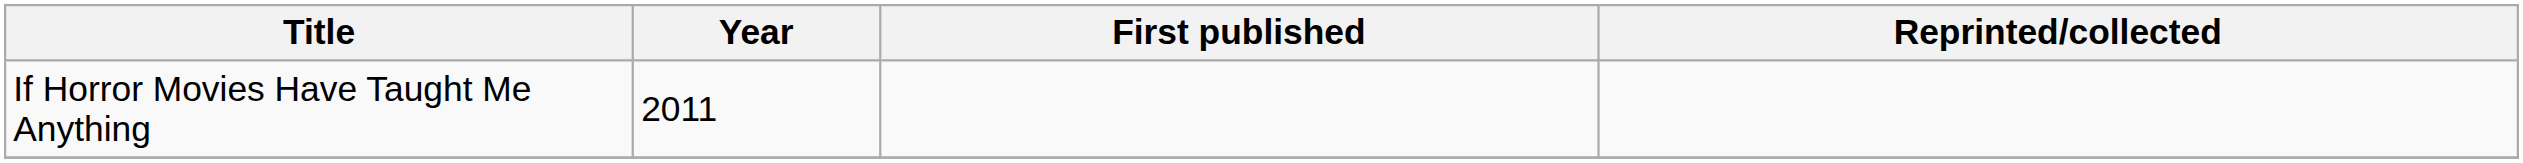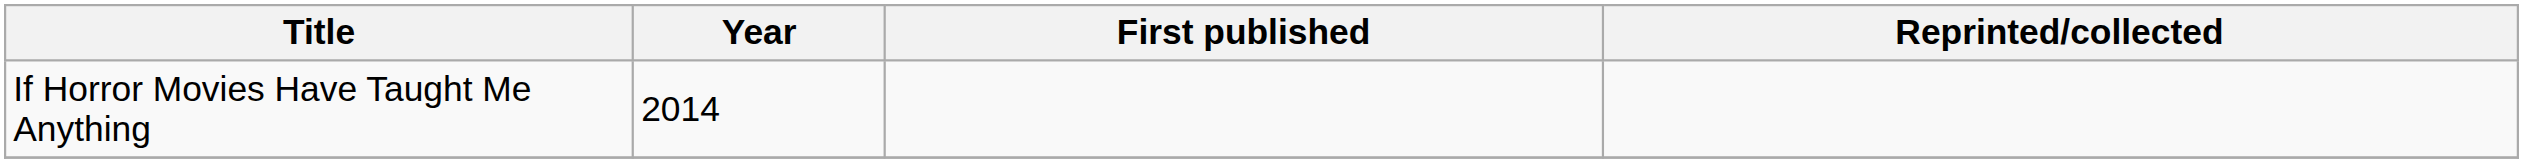(679, 108) 2011 -> (681, 108) 2014
